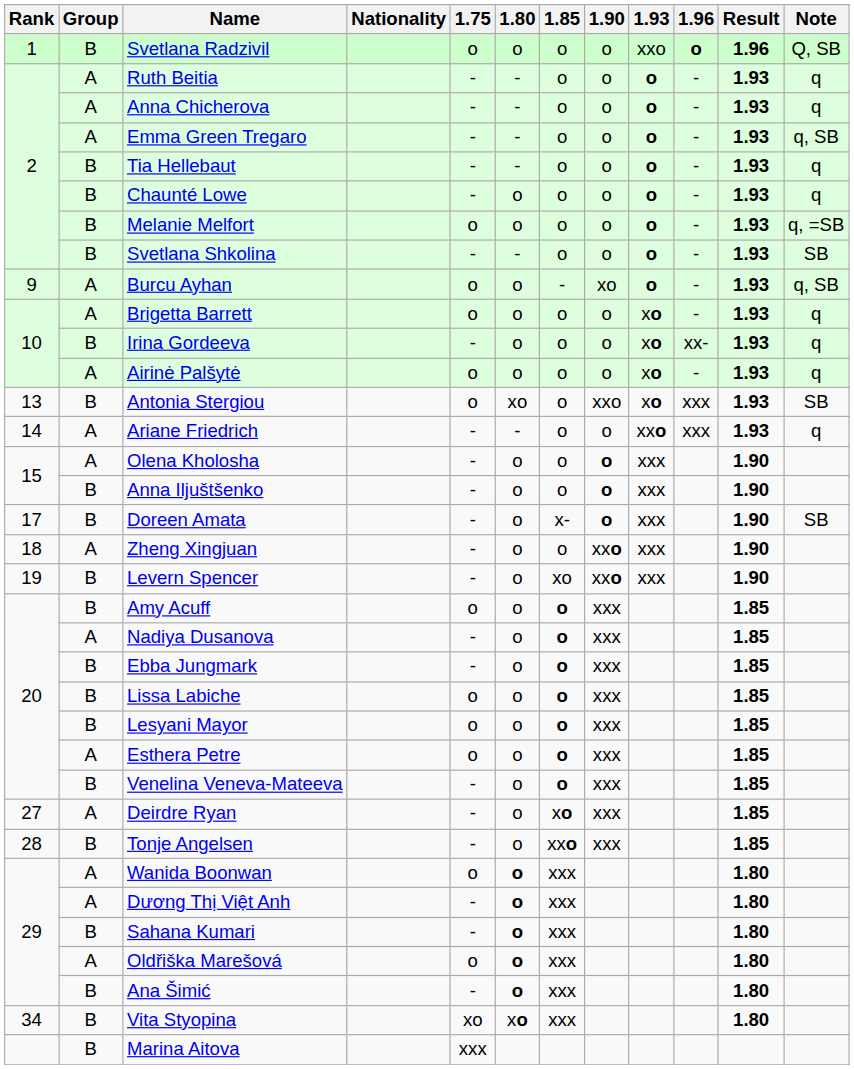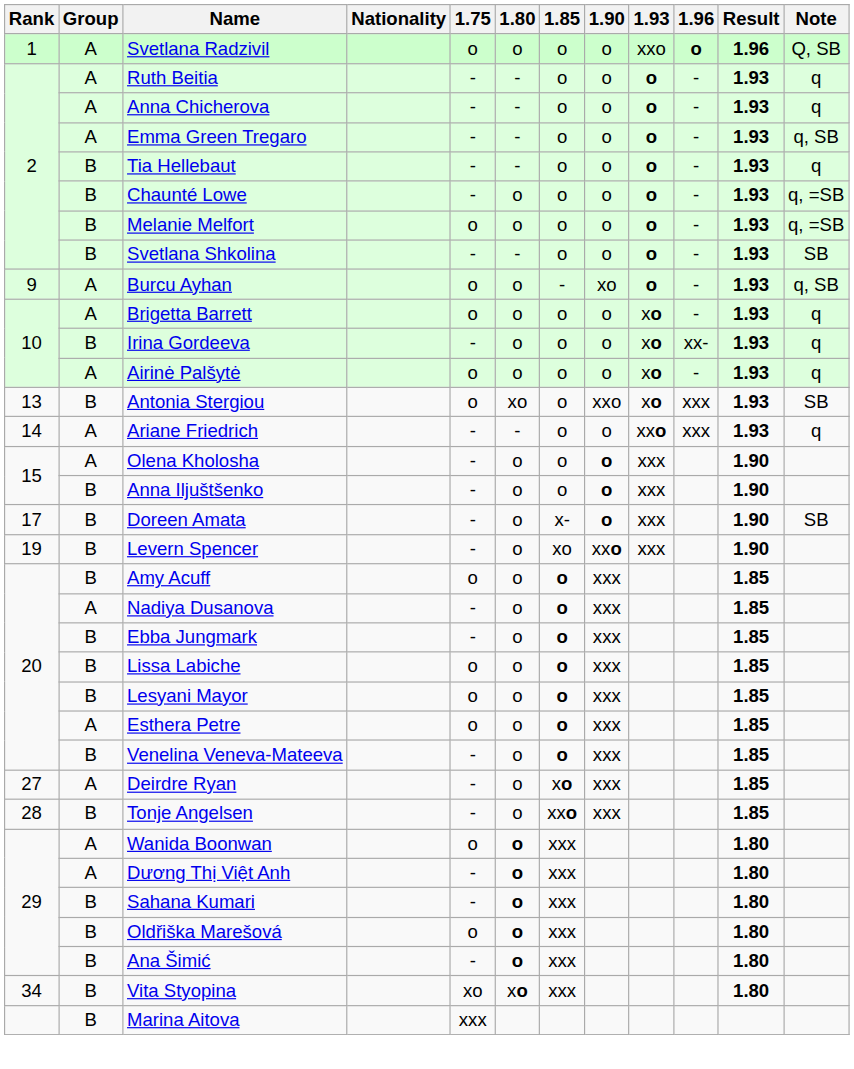(91, 48) B -> (91, 48) A
(816, 195) q -> (816, 195) q, =SB
- row: (192, 549)
(91, 961) A -> (91, 931) B
